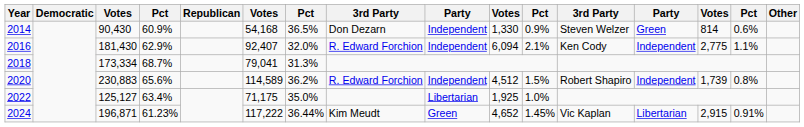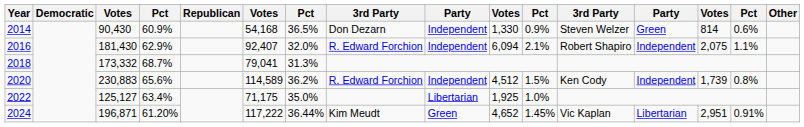(583, 46) Ken Cody -> (596, 46) Robert Shapiro
(714, 46) 2,775 -> (714, 46) 2,075
(118, 63) 173,334 -> (118, 63) 173,332
(596, 80) Robert Shapiro -> (583, 80) Ken Cody
(160, 114) 61.23% -> (160, 114) 61.20%
(714, 114) 2,915 -> (714, 114) 2,951
